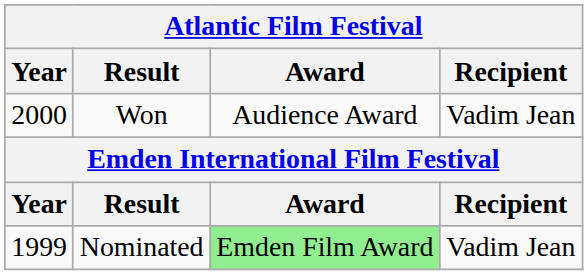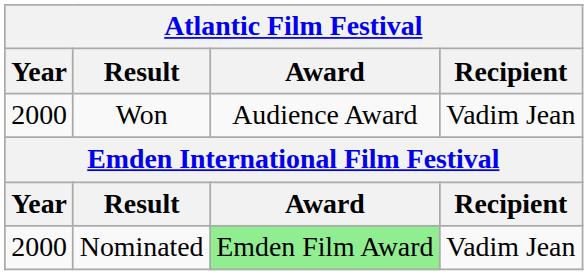(39, 247) 1999 -> (39, 247) 2000
